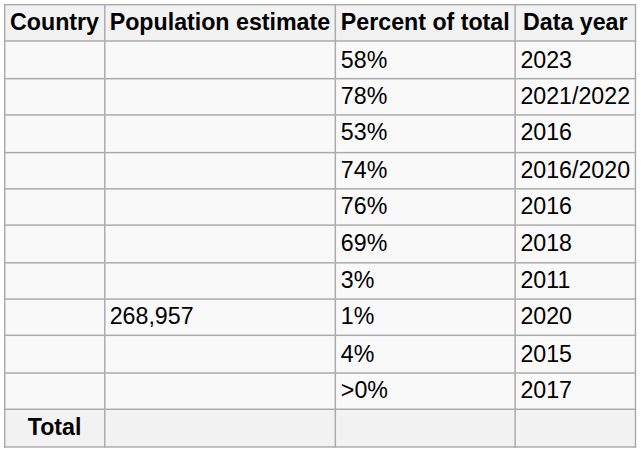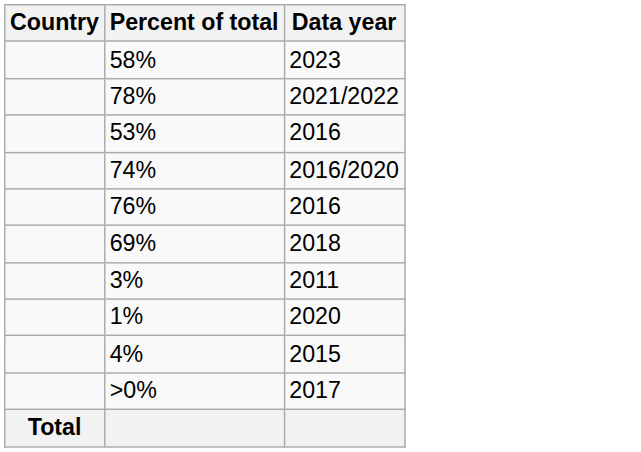- column: (220, 22)
